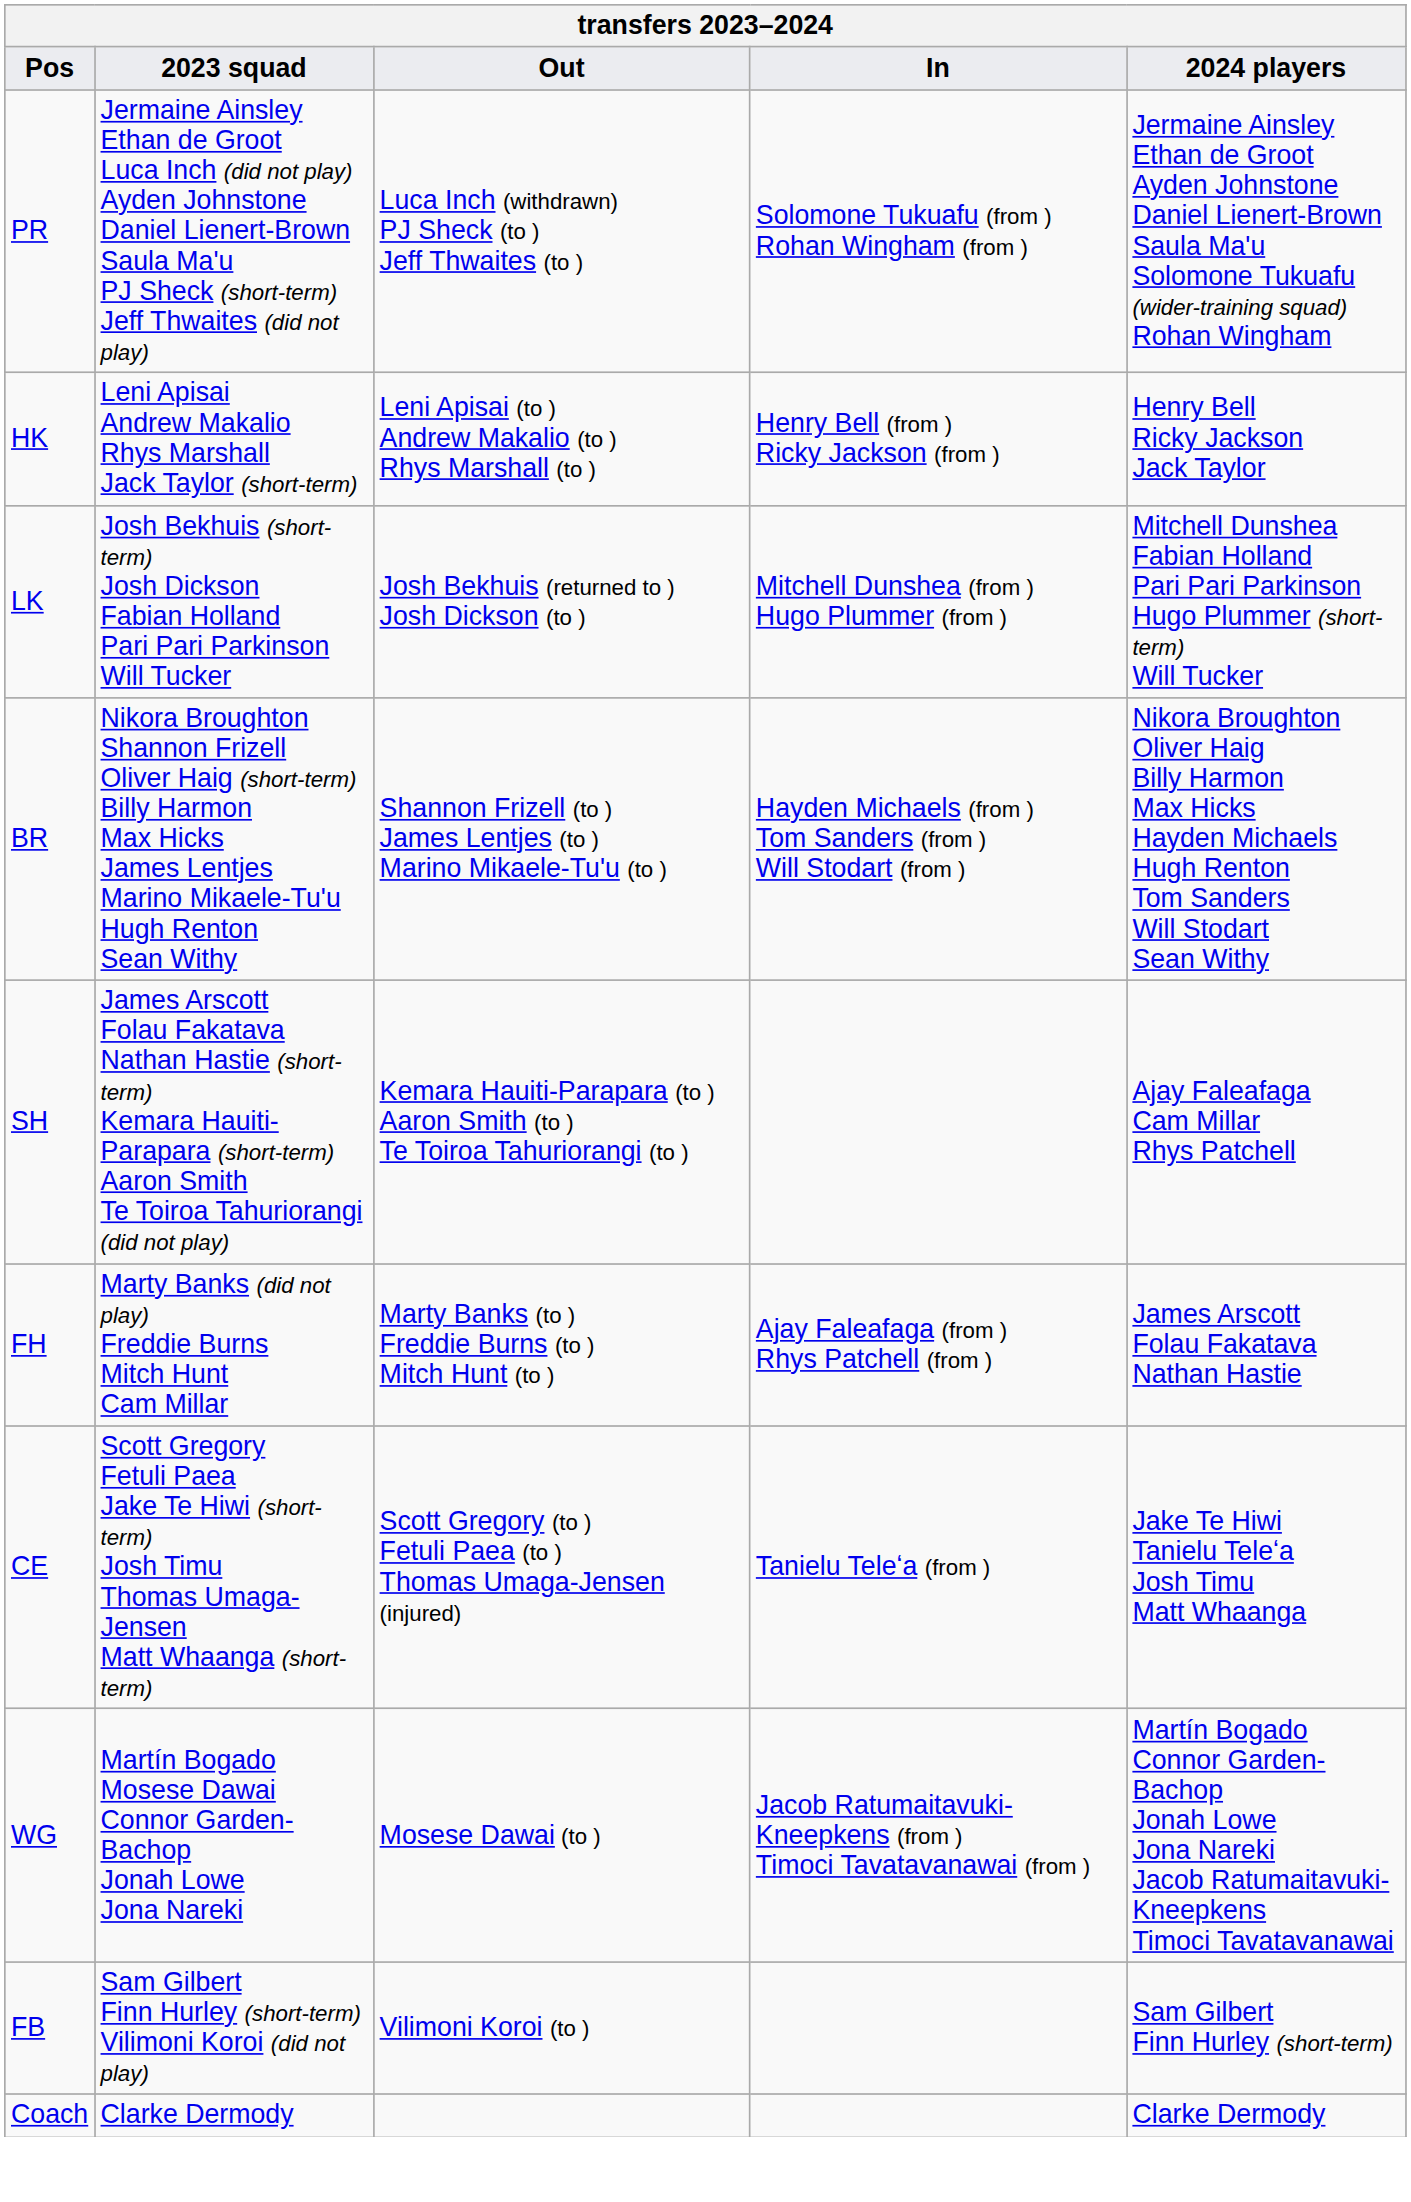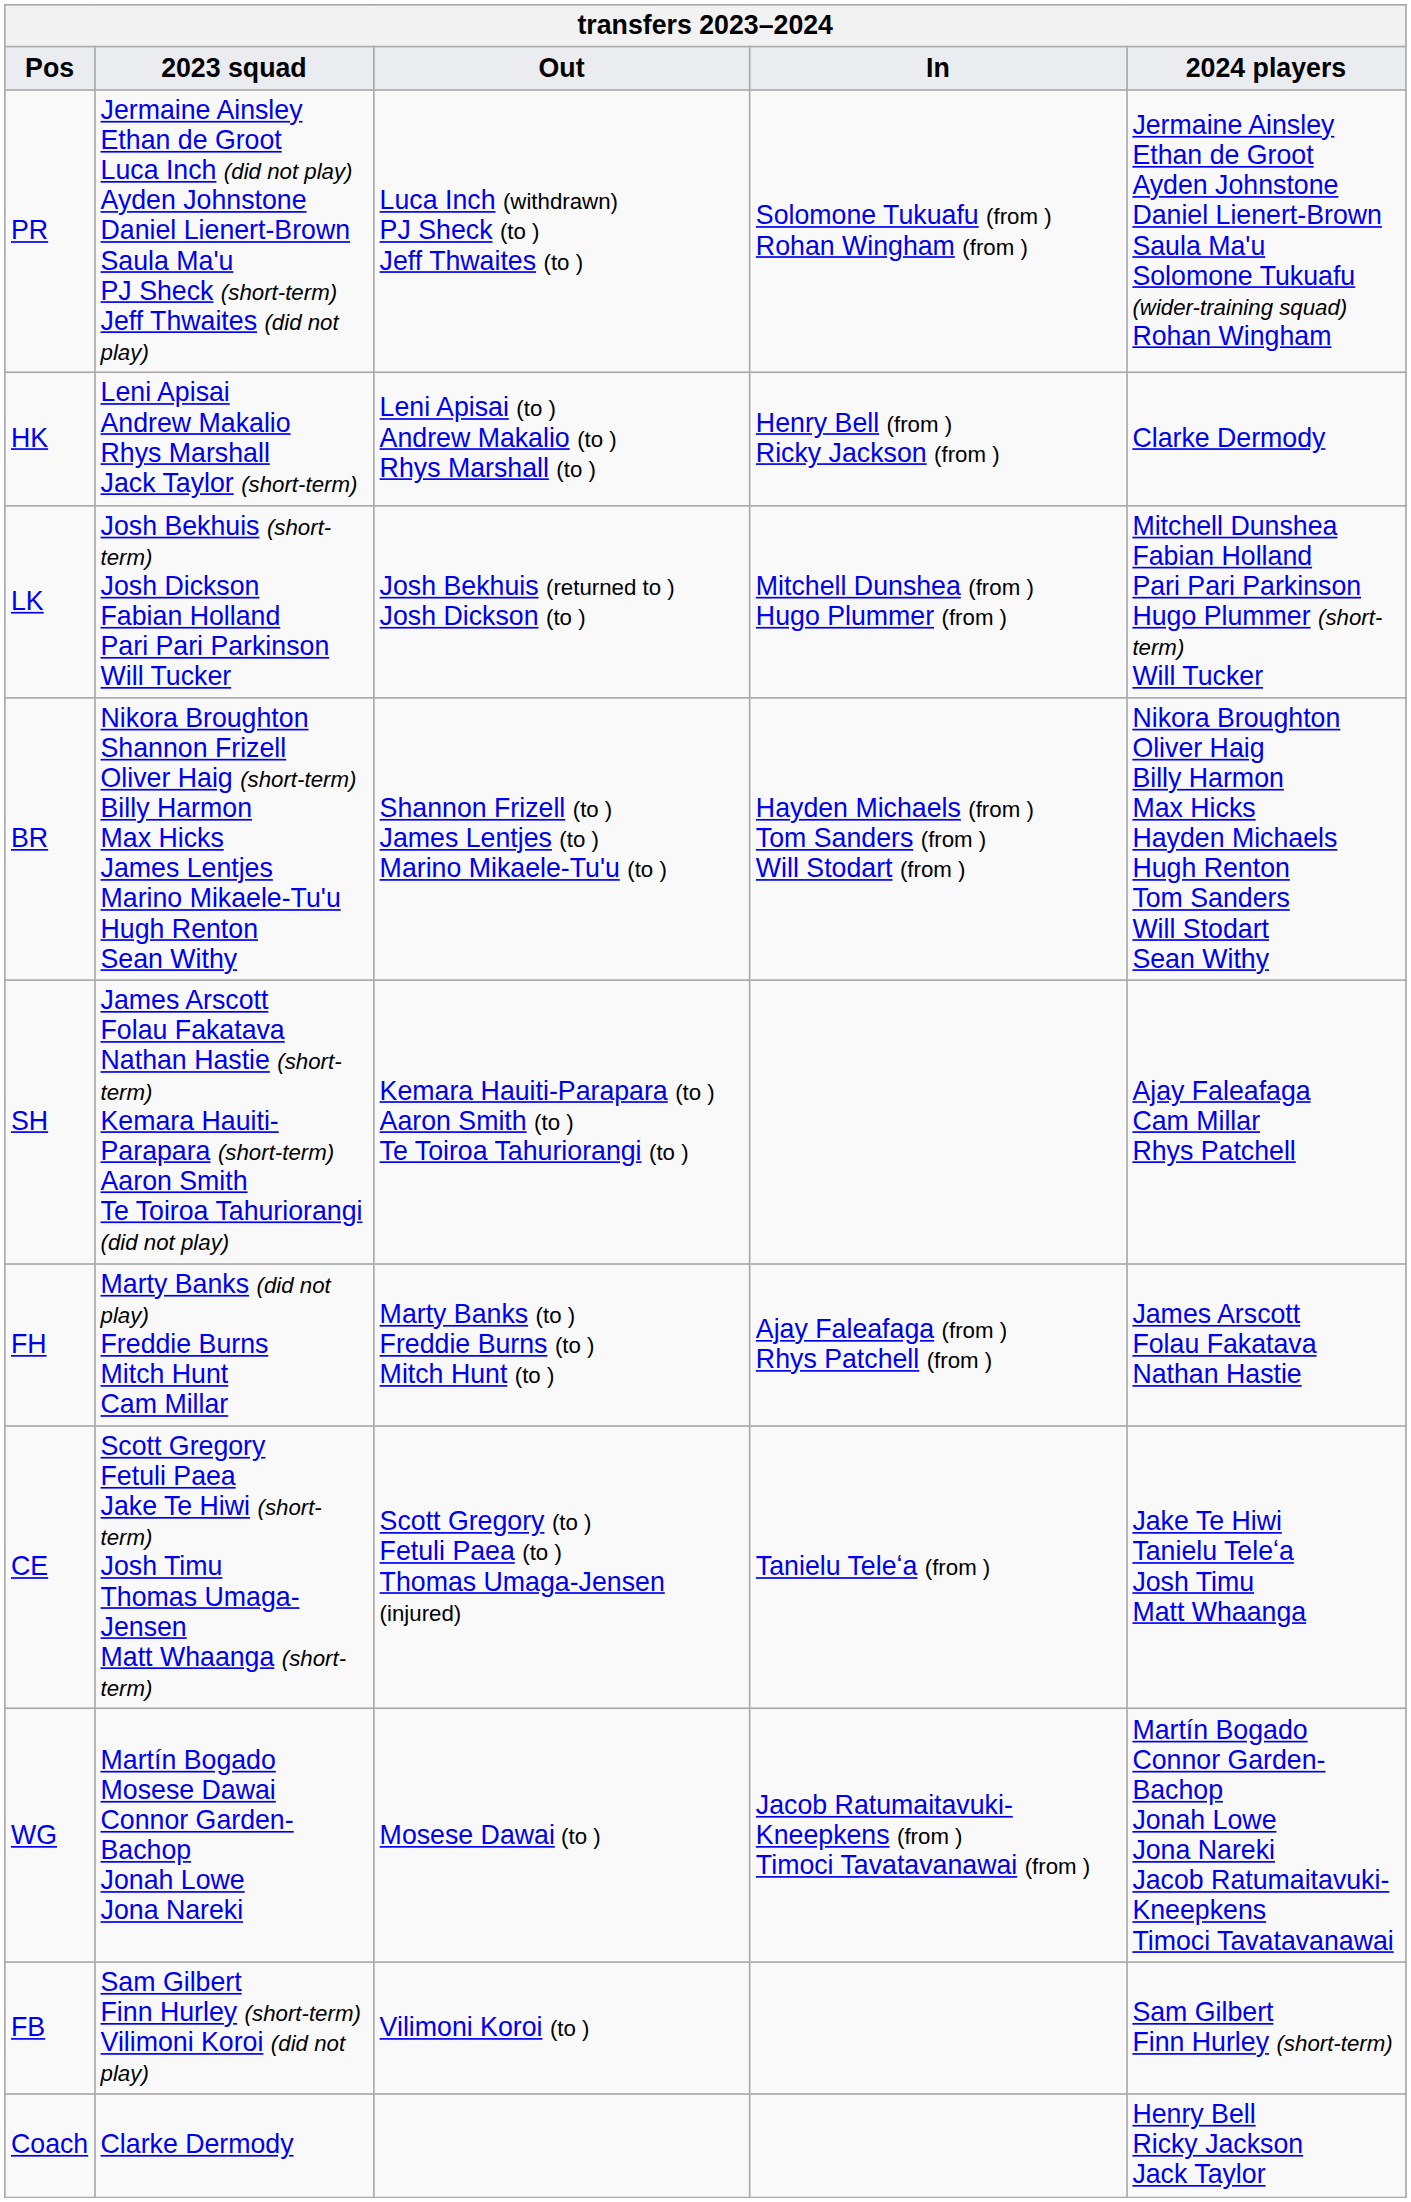(1218, 438) Henry Bell Ricky Jackson Jack Taylor -> (1229, 438) Clarke Dermody
(1229, 2115) Clarke Dermody -> (1218, 2145) Henry Bell Ricky Jackson Jack Taylor
